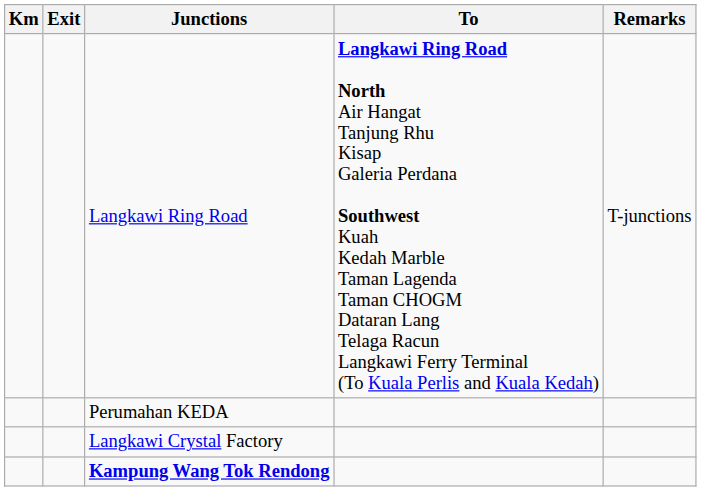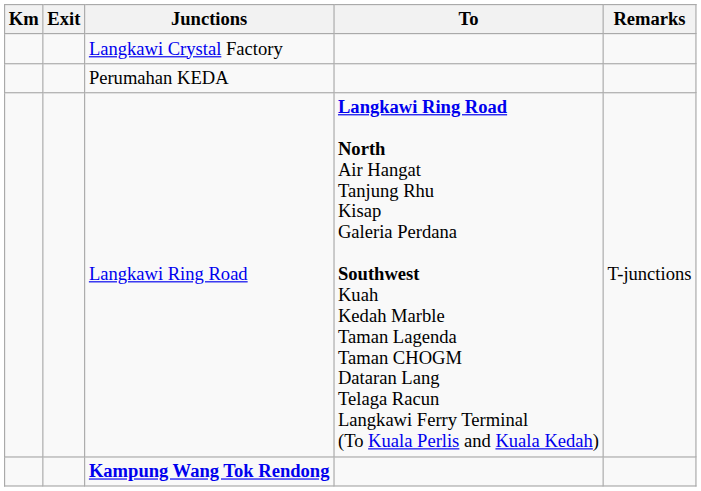rows swapped: (168, 215) <-> (186, 441)
